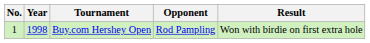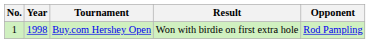columns swapped: (186, 13) <-> (291, 13)
